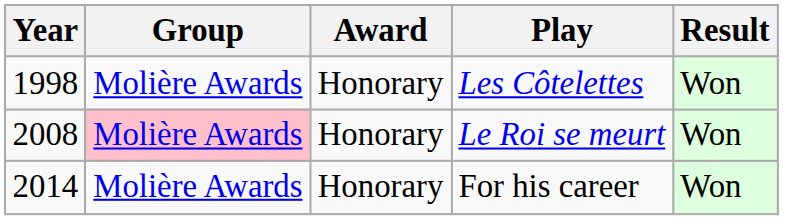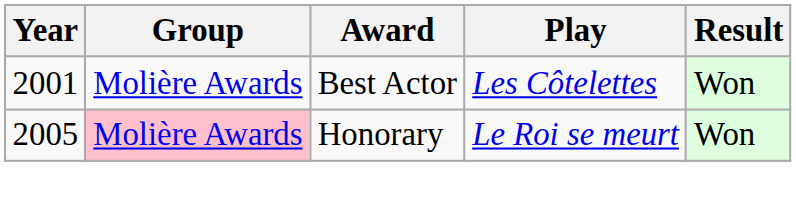(45, 82) 1998 -> (45, 82) 2001
(380, 82) Honorary -> (387, 82) Best Actor
(45, 134) 2008 -> (45, 134) 2005
- row: (549, 186)
